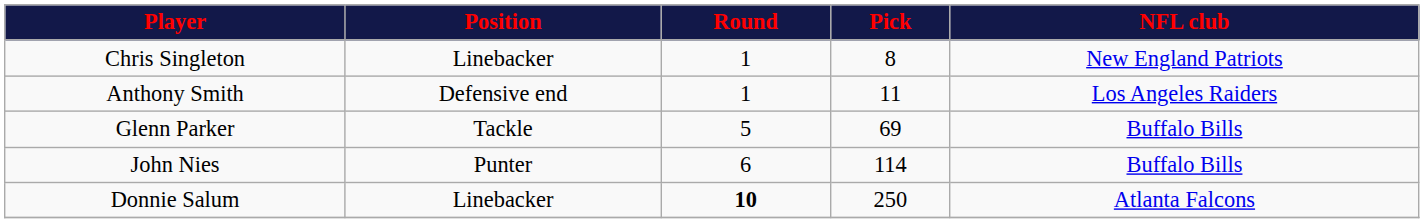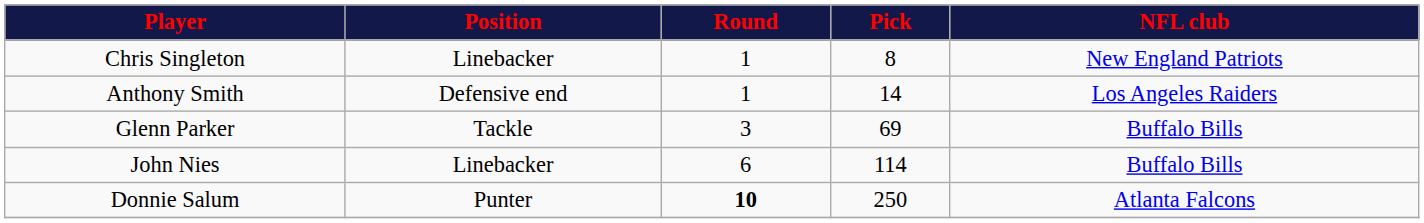(890, 93) 11 -> (890, 93) 14
(746, 128) 5 -> (746, 128) 3
(503, 164) Punter -> (503, 164) Linebacker
(503, 199) Linebacker -> (503, 199) Punter
